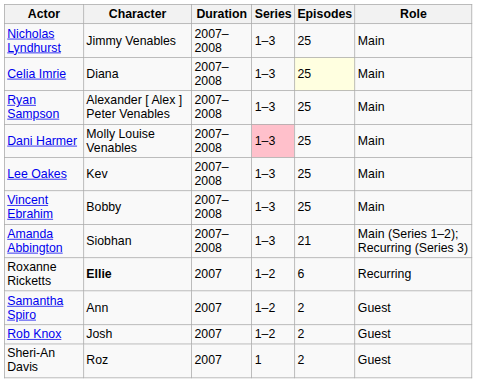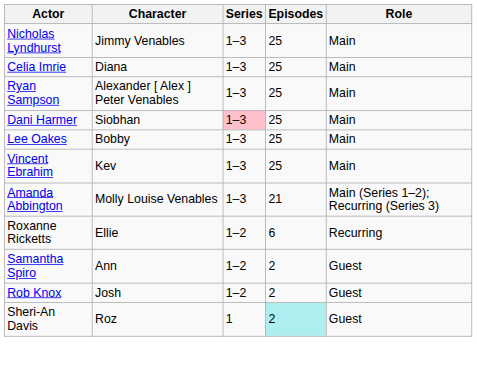- column: (222, 14)
(304, 74) lightyellow background -> (275, 67) no background
(121, 140) Molly Louise Venables -> (118, 120) Siobhan
(97, 174) Kev -> (112, 139) Bobby
(104, 207) Bobby -> (106, 166) Kev
(109, 241) Siobhan -> (156, 199) Molly Louise Venables
(99, 274) bold -> (107, 232) normal
(301, 360) no background -> (272, 319) paleturquoise background
